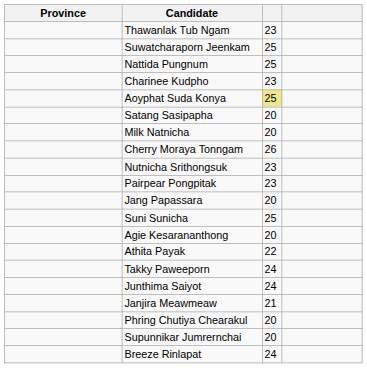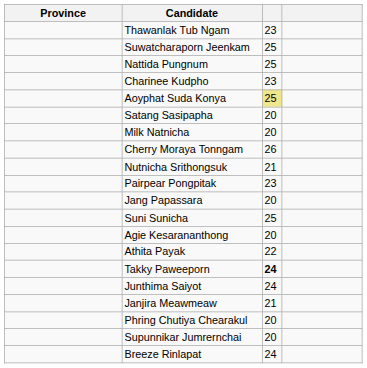(271, 167) 23 -> (271, 167) 21
(271, 269) normal -> (271, 269) bold
